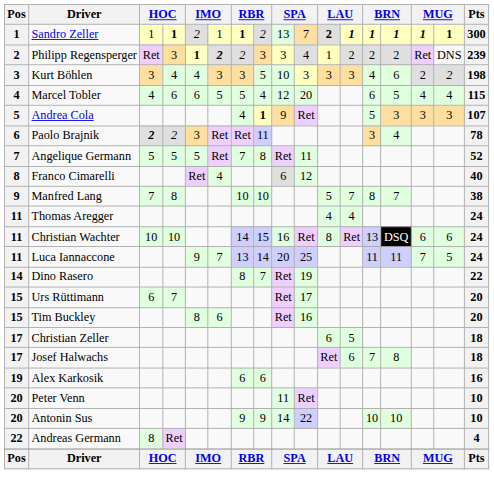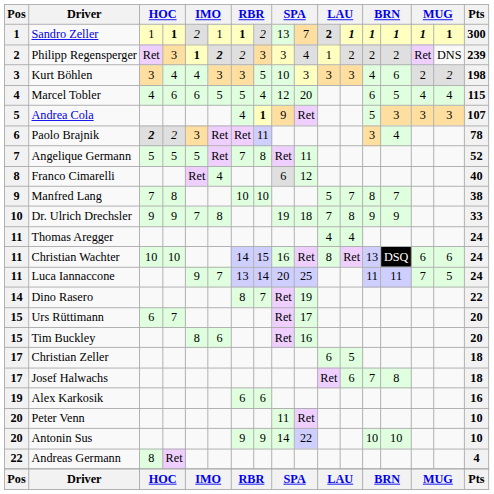+ row: (82, 216)
